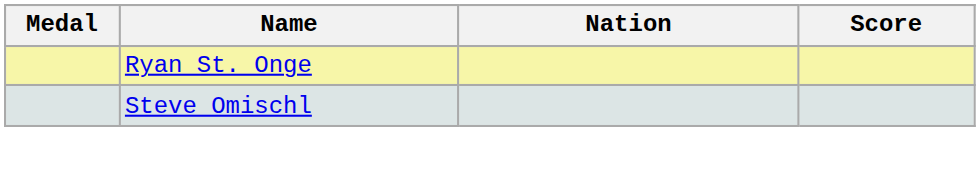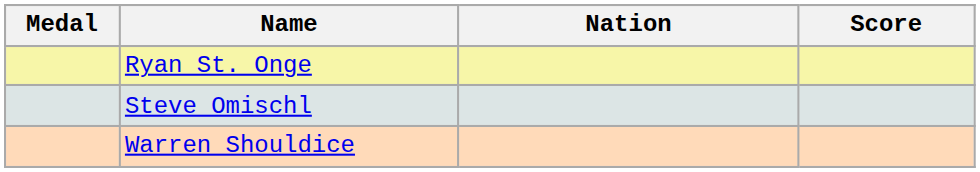+ row: (240, 146)
